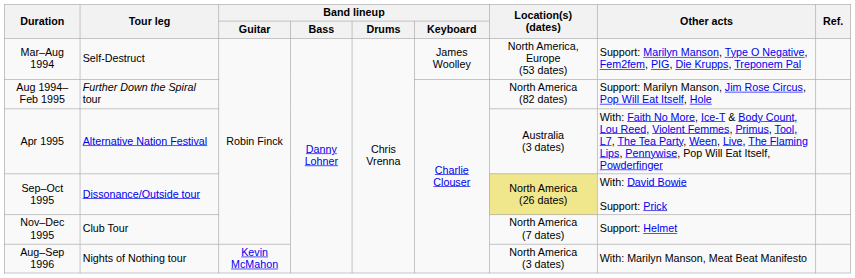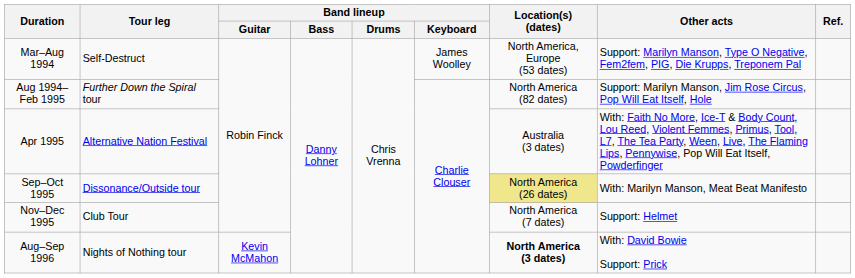(643, 194) With: David Bowie Support: Prick -> (703, 188) With: Marilyn Manson, Meat Beat Manifesto
(543, 258) normal -> (543, 252) bold
(703, 258) With: Marilyn Manson, Meat Beat Manifesto -> (643, 252) With: David Bowie Support: Prick
